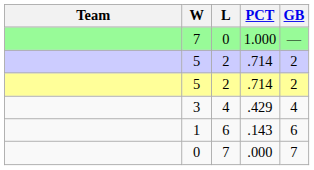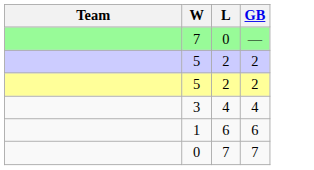- column: (260, 15)
